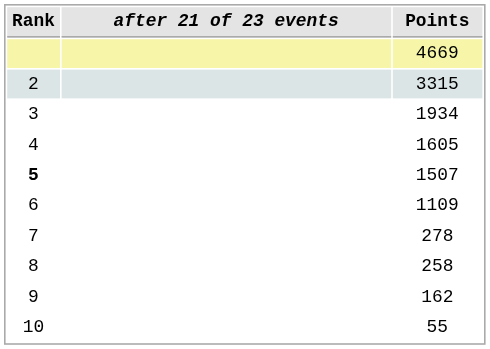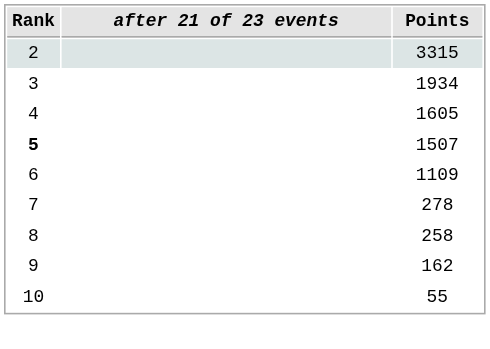- row: (437, 54)
